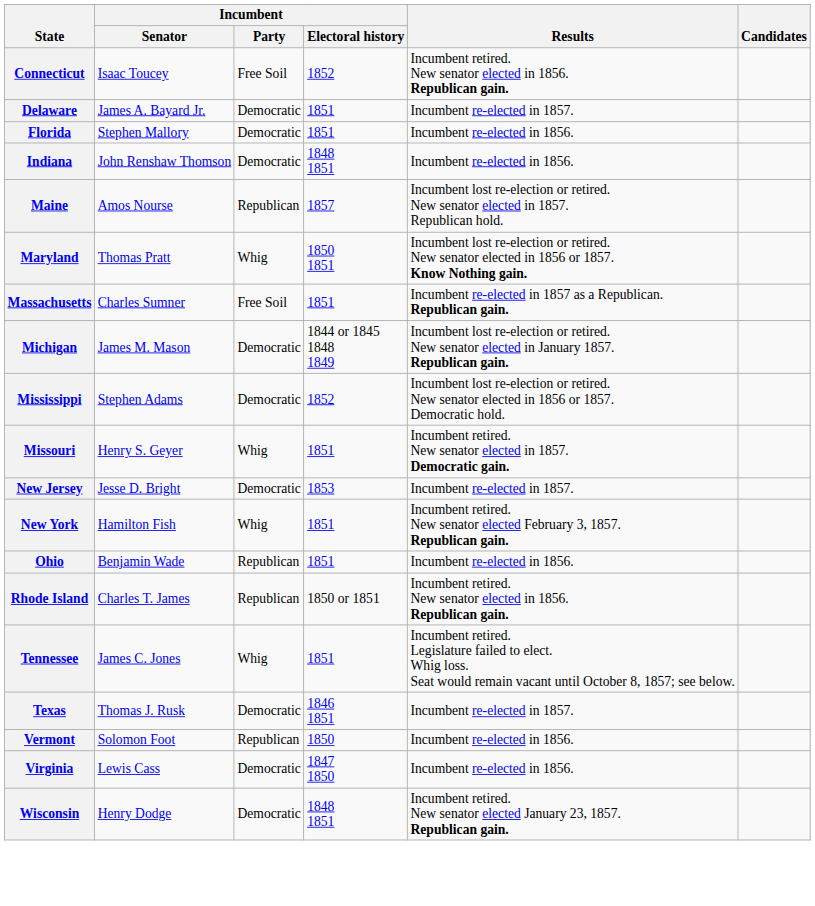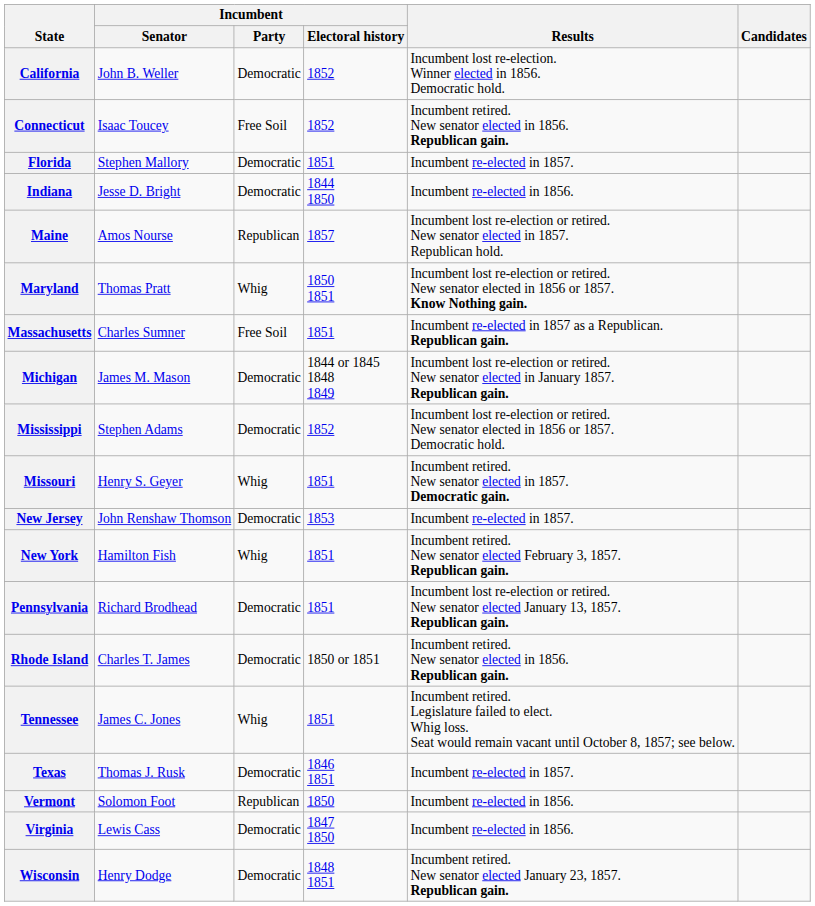+ row: (49, 73)
- row: (49, 110)
(492, 132) Incumbent re-elected in 1856. -> (492, 162) Incumbent re-elected in 1857.
(164, 161) John Renshaw Thomson -> (139, 191) Jesse D. Bright
(321, 161) 1848 1851 -> (321, 191) 1844 1850
(139, 488) Jesse D. Bright -> (164, 518) John Renshaw Thomson
- row: (49, 562)
+ row: (49, 607)
(268, 598) Republican -> (269, 660) Democratic
